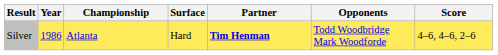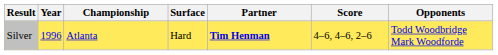columns swapped: (363, 12) <-> (454, 12)
(51, 35) 1986 -> (51, 35) 1996
